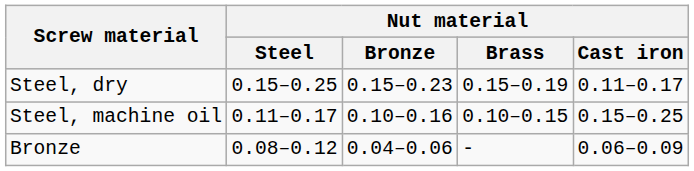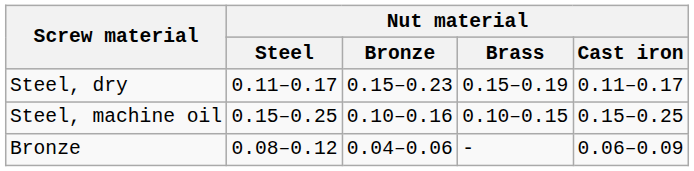(284, 85) 0.15–0.25 -> (284, 85) 0.11–0.17
(284, 117) 0.11–0.17 -> (284, 117) 0.15–0.25
